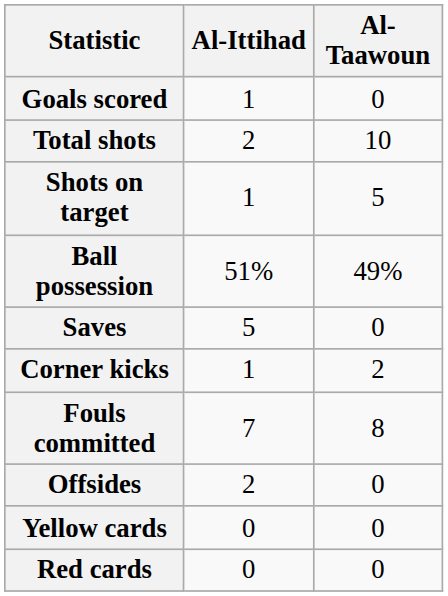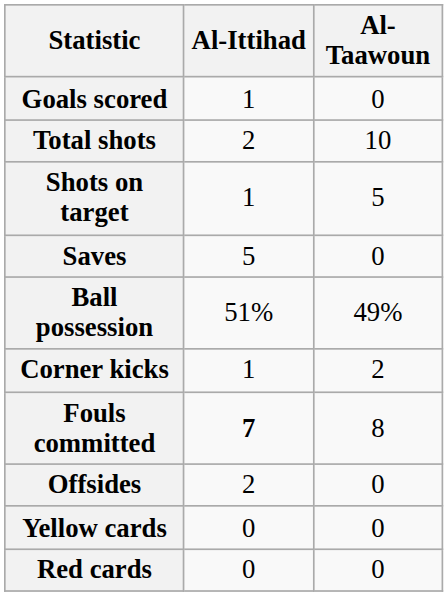rows swapped: (94, 327) <-> (94, 270)
(249, 427) normal -> (249, 427) bold
